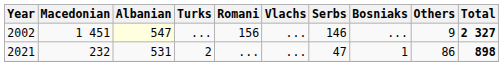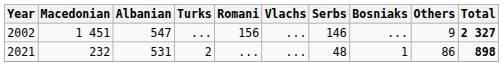(161, 33) lightyellow background -> (161, 33) no background
(340, 52) 47 -> (340, 52) 48
